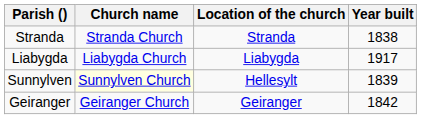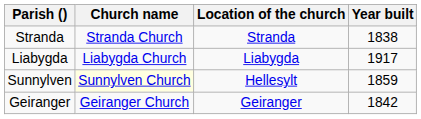(383, 80) 1839 -> (383, 80) 1859
